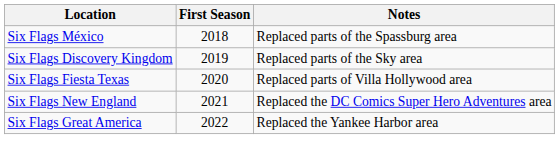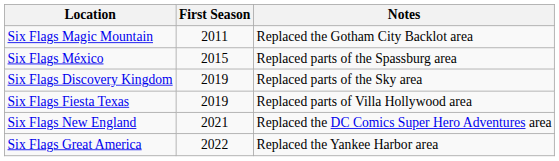+ row: (80, 36)
(215, 36) 2018 -> (215, 58) 2015
(215, 79) 2020 -> (215, 101) 2019
